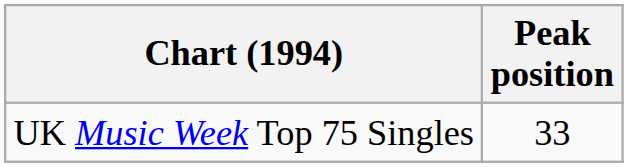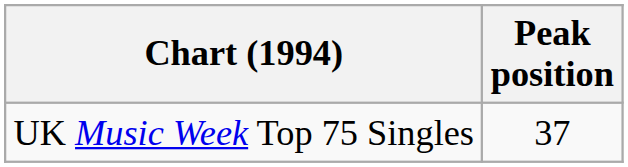(552, 131) 33 -> (552, 131) 37
